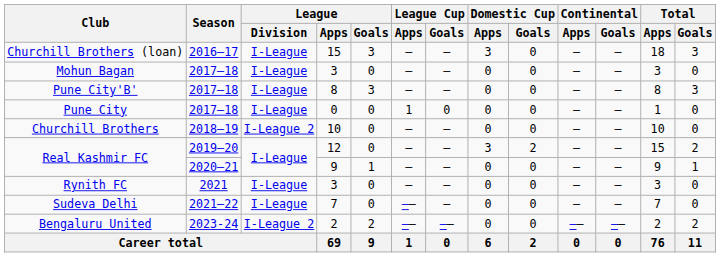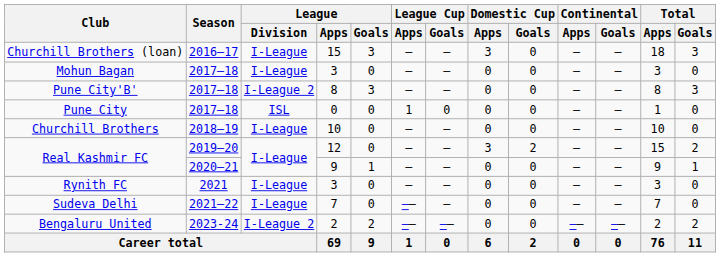(279, 90) I-League -> (279, 90) I-League 2
(279, 109) I-League -> (279, 109) ISL
(279, 128) I-League 2 -> (279, 128) I-League
